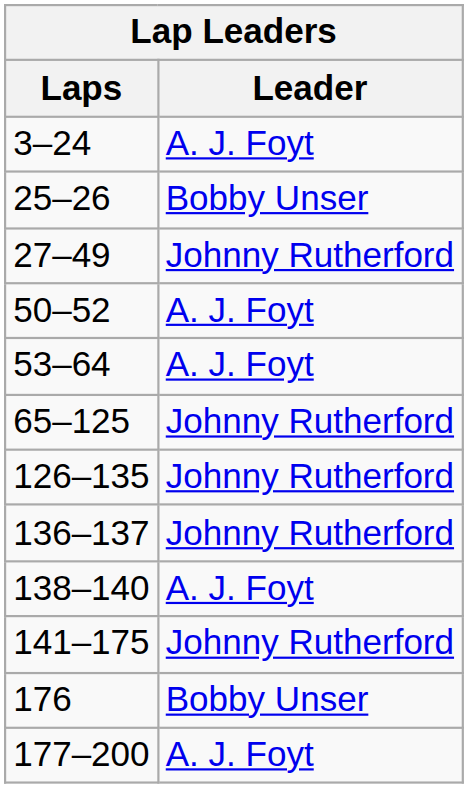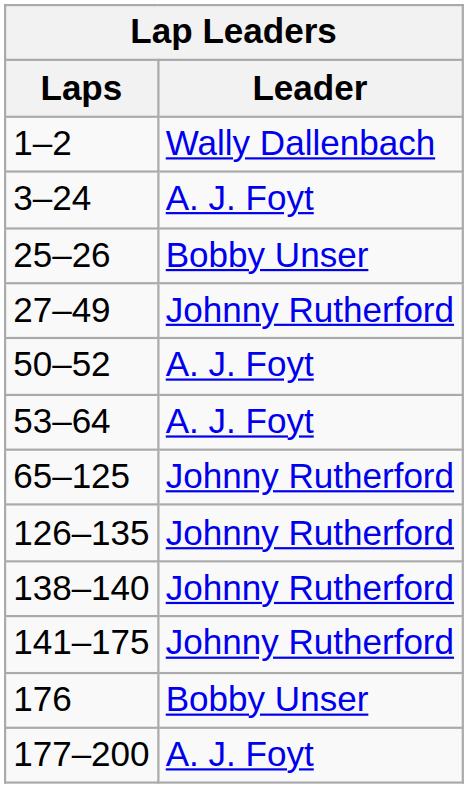+ row: (42, 143)
- row: (81, 532)
(240, 587) A. J. Foyt -> (310, 587) Johnny Rutherford
